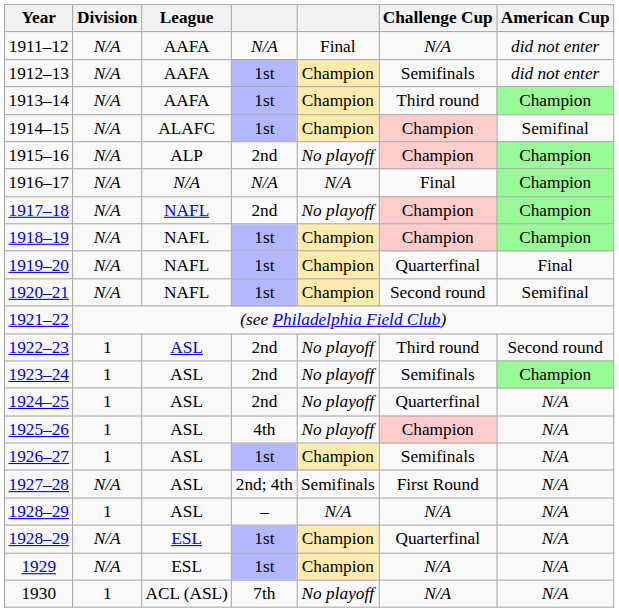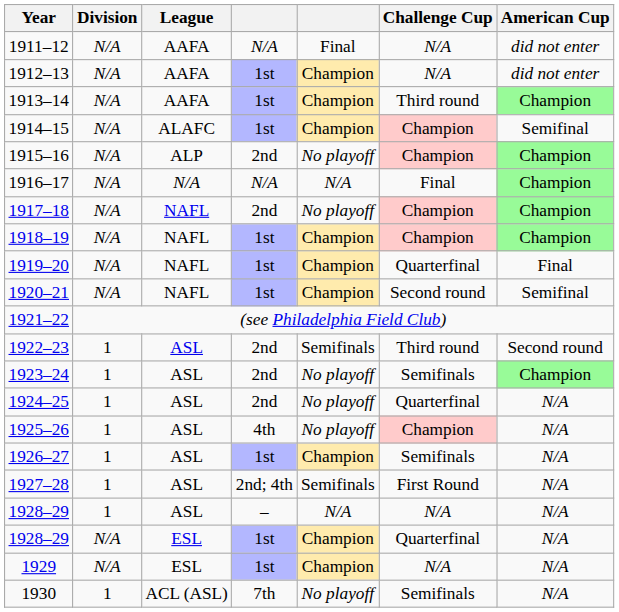(438, 73) Semifinals -> (438, 73) N/A
(338, 347) No playoff -> (338, 347) Semifinals
(107, 484) N/A -> (107, 484) 1
(438, 593) N/A -> (438, 593) Semifinals
